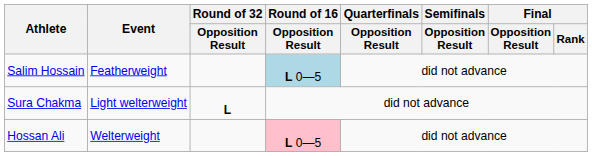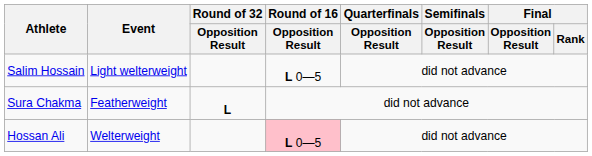(128, 71) Featherweight -> (139, 71) Light welterweight
(303, 78) lightblue background -> (303, 78) no background
(139, 103) Light welterweight -> (128, 103) Featherweight
